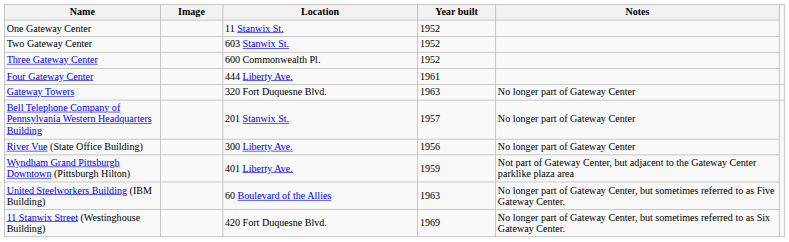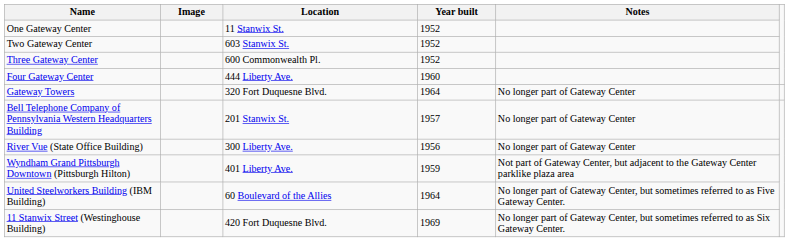(430, 76) 1961 -> (430, 76) 1960
(430, 92) 1963 -> (430, 92) 1964
(430, 196) 1963 -> (430, 196) 1964
